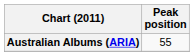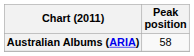(166, 42) 55 -> (166, 42) 58
